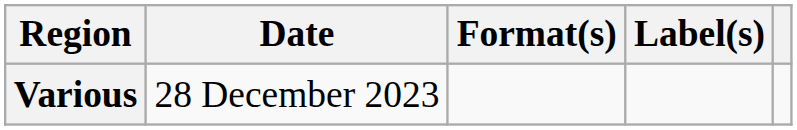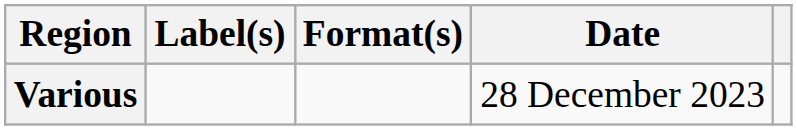columns swapped: (297, 34) <-> (700, 34)
